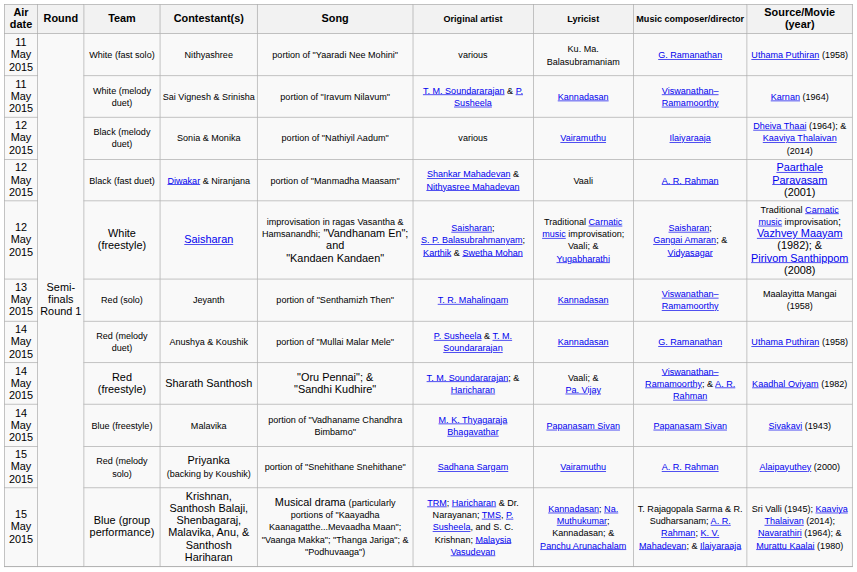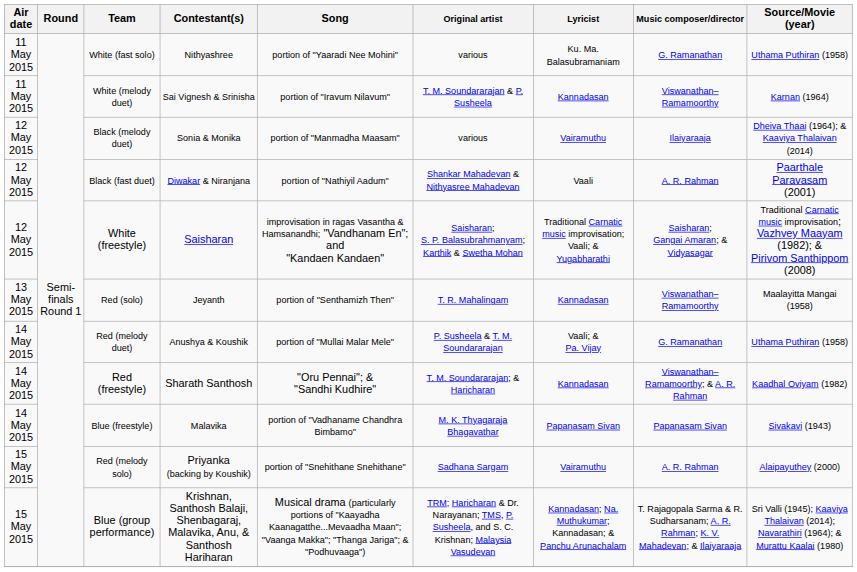(335, 139) portion of "Nathiyil Aadum" -> (335, 139) portion of "Manmadha Maasam"
(335, 180) portion of "Manmadha Maasam" -> (335, 180) portion of "Nathiyil Aadum"
(583, 342) Kannadasan -> (583, 342) Vaali; & Pa. Vijay
(583, 384) Vaali; & Pa. Vijay -> (583, 384) Kannadasan
